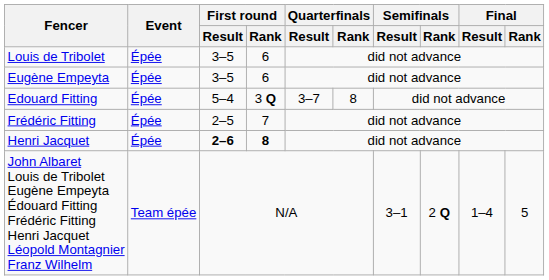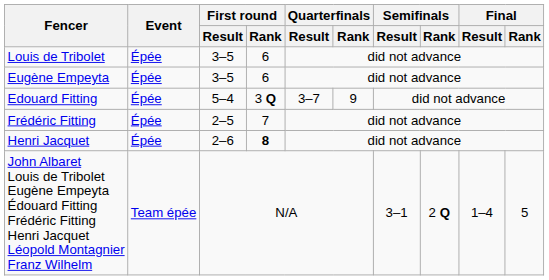(353, 99) 8 -> (353, 99) 9
(223, 141) bold -> (223, 141) normal
